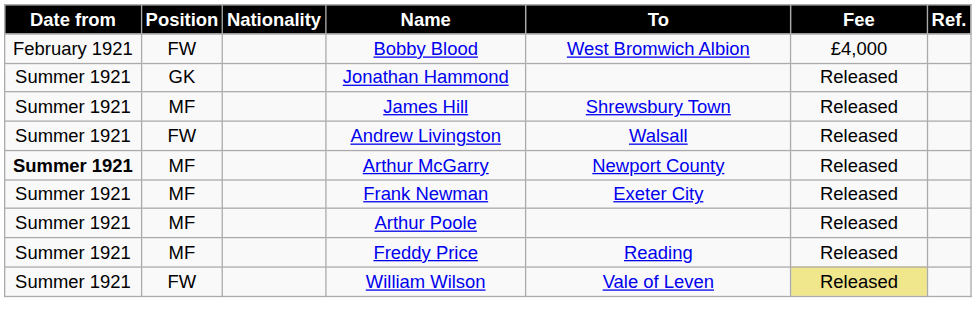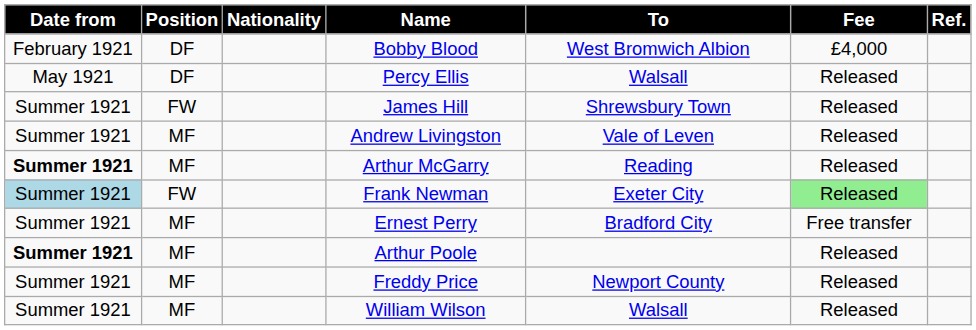(182, 49) FW -> (182, 49) DF
+ row: (426, 78)
- row: (426, 78)
(182, 107) MF -> (182, 107) FW
(182, 136) FW -> (182, 136) MF
(658, 136) Walsall -> (658, 136) Vale of Leven
(658, 165) Newport County -> (658, 165) Reading
(73, 194) no background -> (73, 194) lightblue background
(182, 194) MF -> (182, 194) FW
(859, 194) no background -> (859, 194) lightgreen background
+ row: (426, 223)
(73, 223) normal -> (73, 253) bold
(658, 253) Reading -> (658, 282) Newport County
(182, 282) FW -> (182, 311) MF
(658, 282) Vale of Leven -> (658, 311) Walsall
(859, 282) khaki background -> (859, 311) no background
